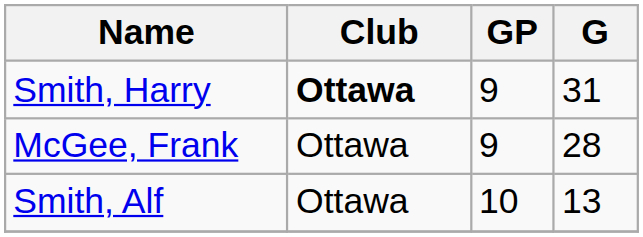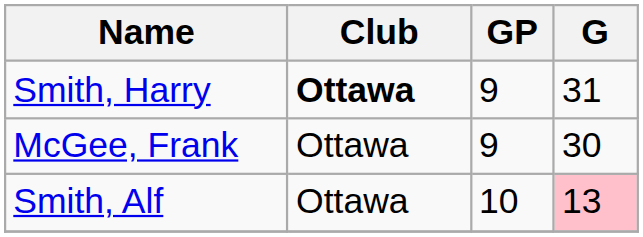(582, 145) 28 -> (582, 145) 30
(582, 201) no background -> (582, 201) pink background
